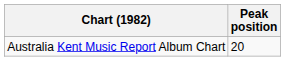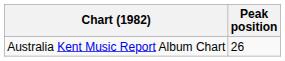(237, 46) 20 -> (237, 46) 26
